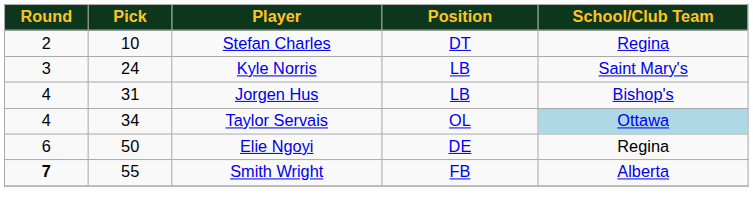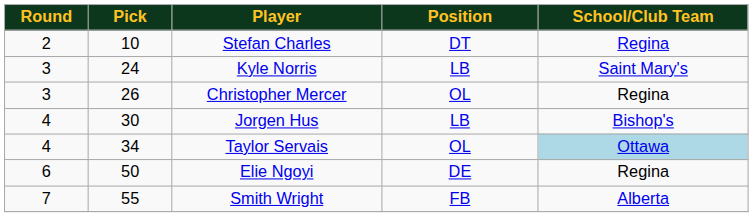+ row: (277, 95)
(130, 95) 31 -> (130, 120) 30
(46, 172) bold -> (46, 198) normal
